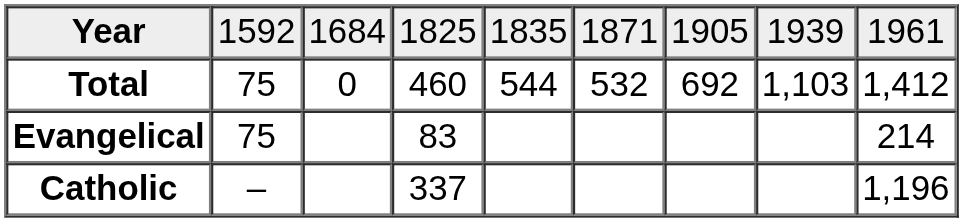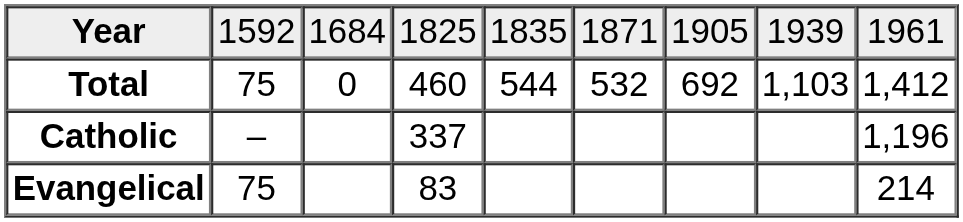rows swapped: (109, 188) <-> (109, 136)
